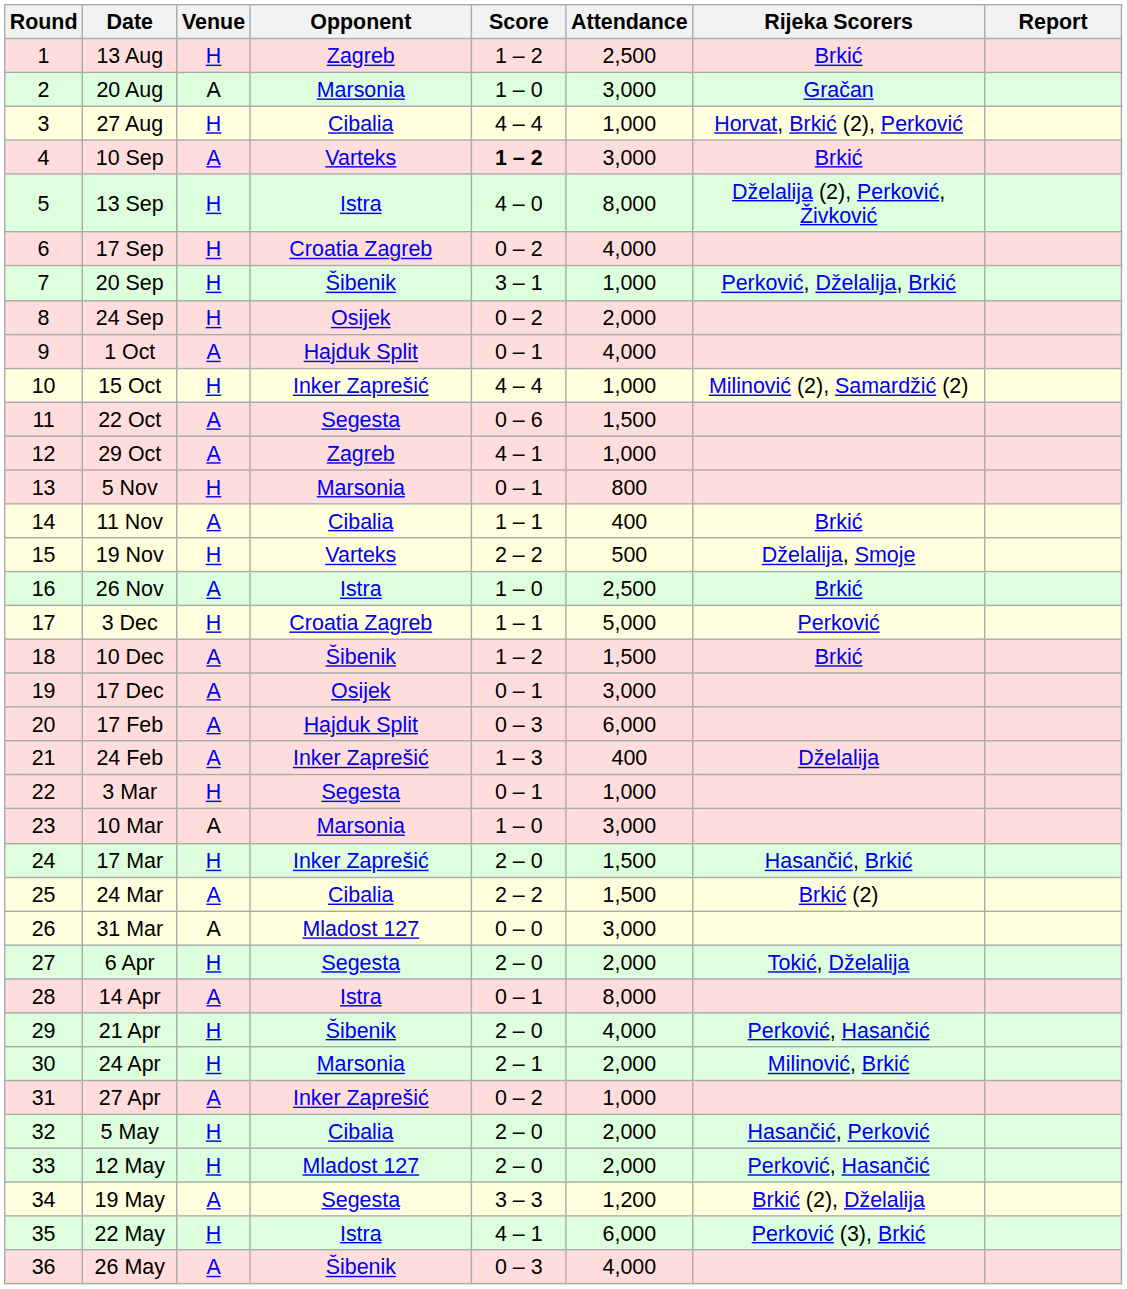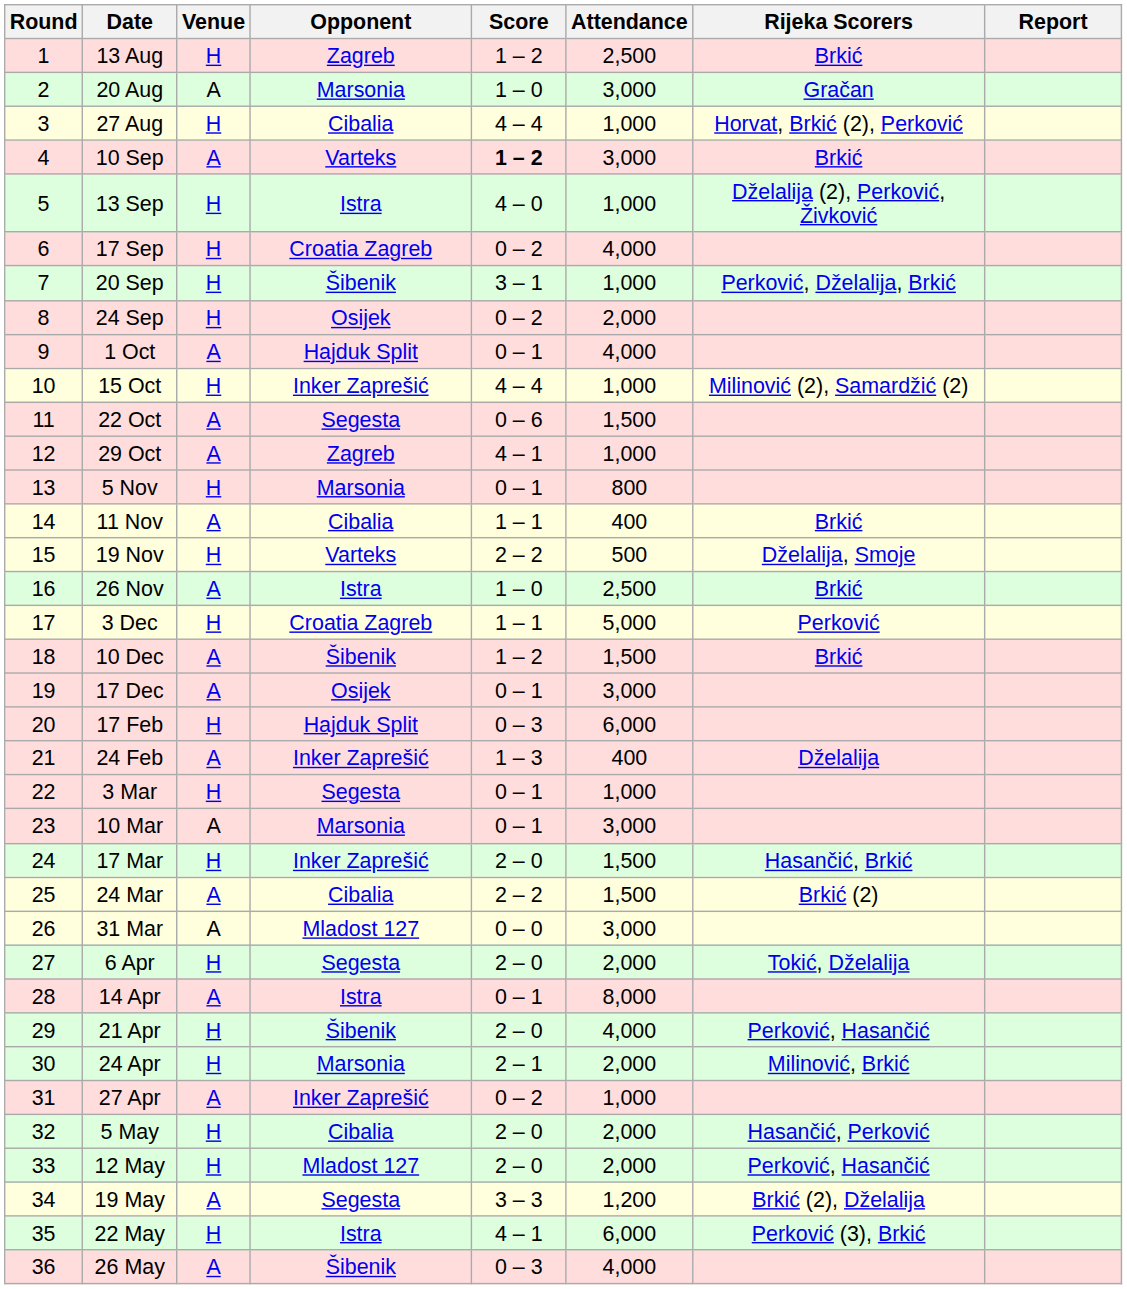(629, 203) 8,000 -> (629, 203) 1,000
(214, 724) A -> (214, 724) H
(519, 826) 1 – 0 -> (519, 826) 0 – 1
